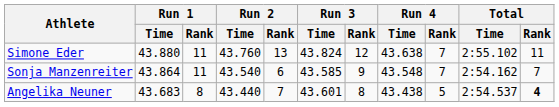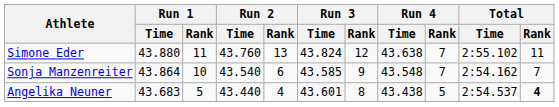(200, 72) 11 -> (200, 72) 10
(200, 92) 8 -> (200, 92) 5
(281, 92) 7 -> (281, 92) 4
